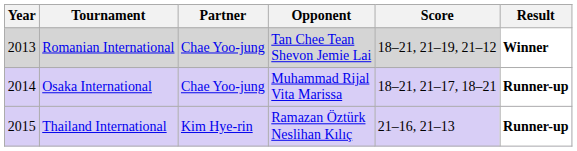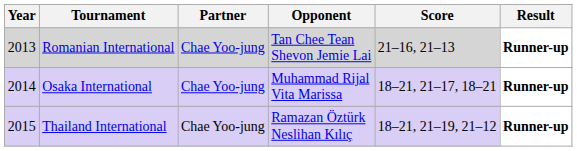(437, 47) 18–21, 21–19, 21–12 -> (416, 47) 21–16, 21–13
(526, 47) Winner -> (536, 47) Runner-up
(217, 126) Kim Hye-rin -> (223, 126) Chae Yoo-jung
(416, 126) 21–16, 21–13 -> (437, 126) 18–21, 21–19, 21–12
